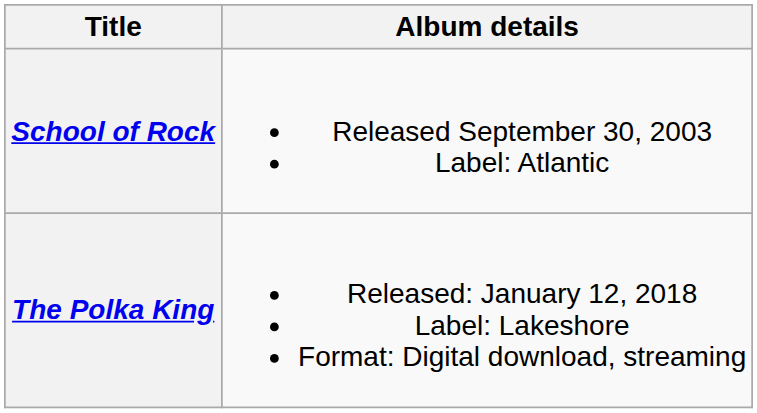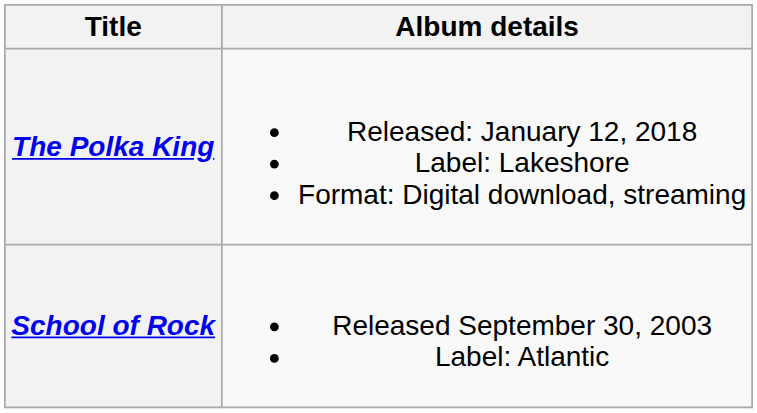rows swapped: (113, 130) <-> (113, 309)
